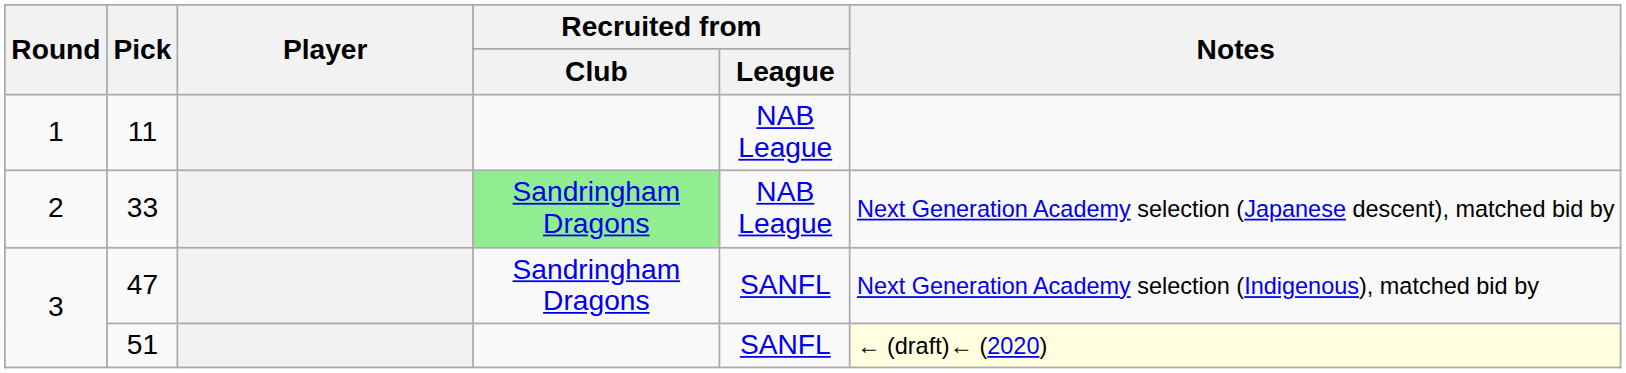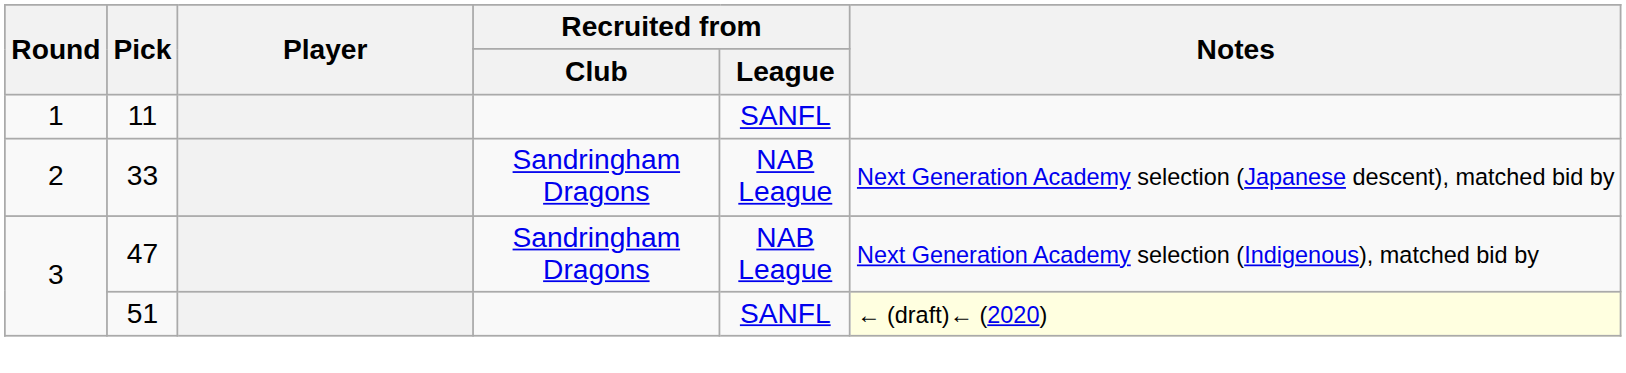(785, 131) NAB League -> (785, 116) SANFL
(596, 208) lightgreen background -> (596, 176) no background
(785, 284) SANFL -> (785, 252) NAB League
